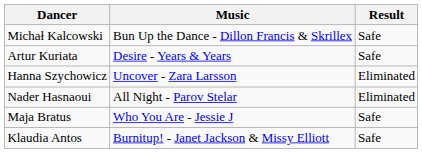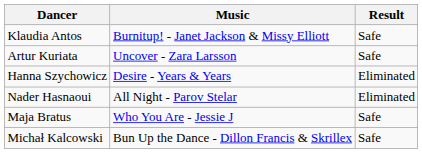rows swapped: (45, 138) <-> (55, 35)
(172, 55) Desire - Years & Years -> (175, 55) Uncover - Zara Larsson
(175, 76) Uncover - Zara Larsson -> (172, 76) Desire - Years & Years
